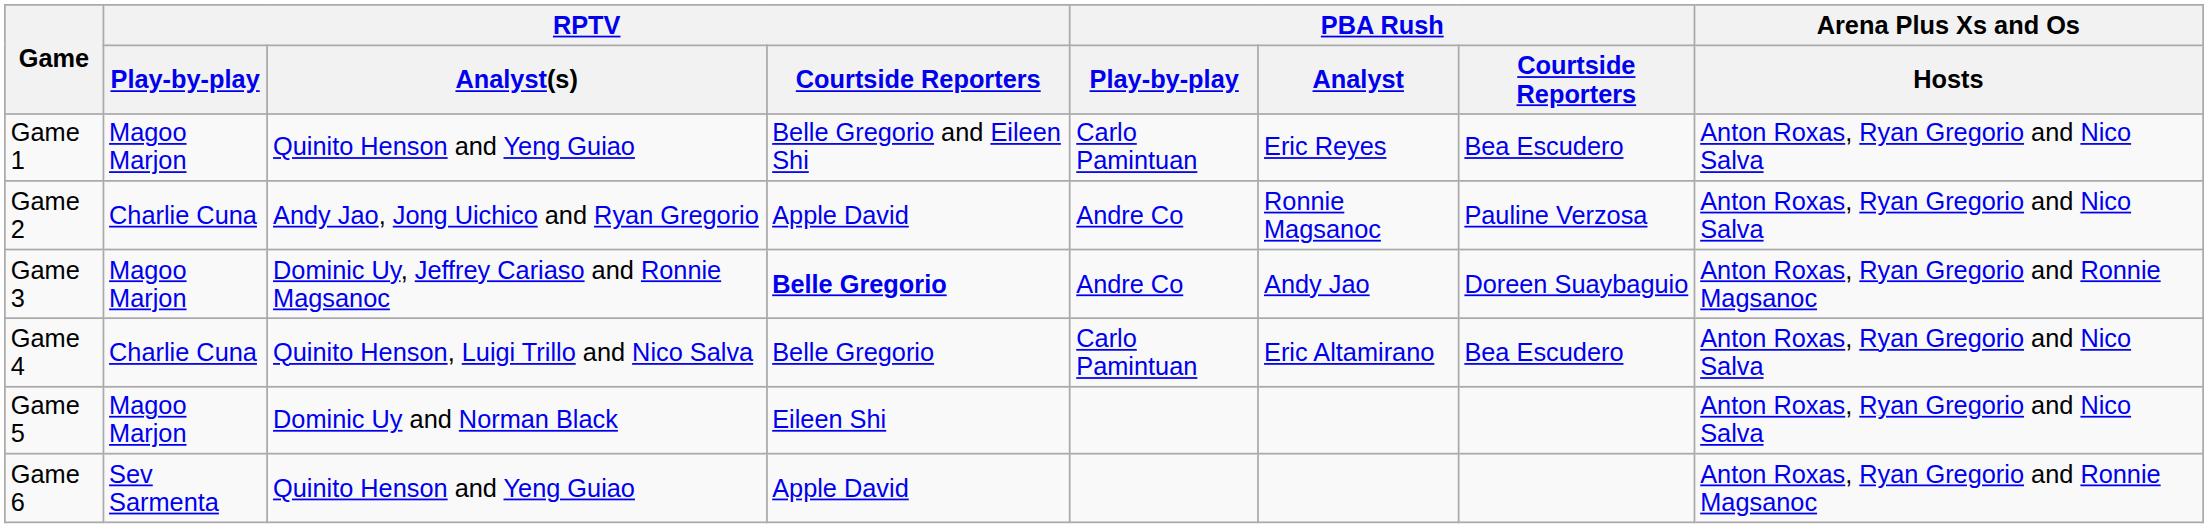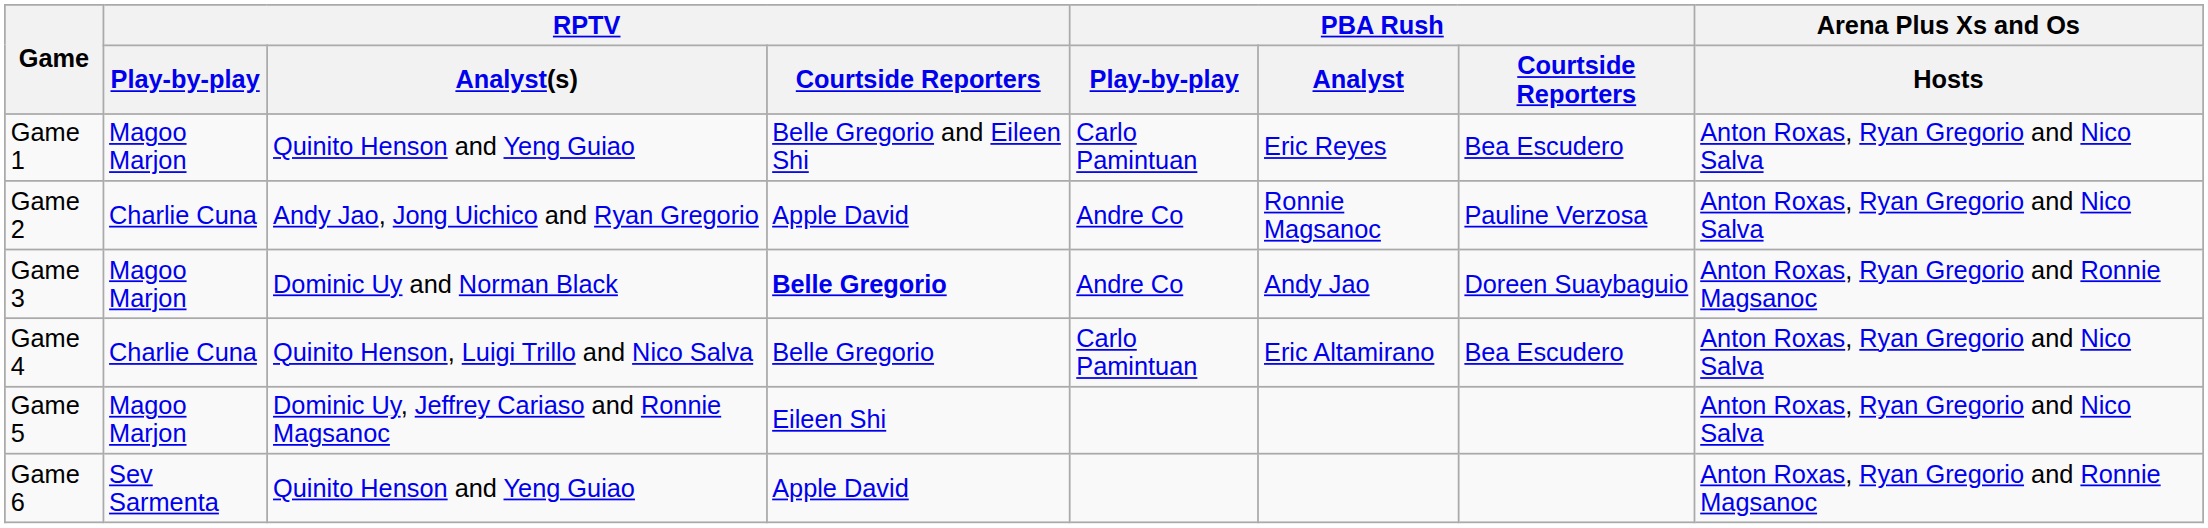(497, 284) Dominic Uy, Jeffrey Cariaso and Ronnie Magsanoc -> (445, 284) Dominic Uy and Norman Black
(445, 420) Dominic Uy and Norman Black -> (497, 420) Dominic Uy, Jeffrey Cariaso and Ronnie Magsanoc
